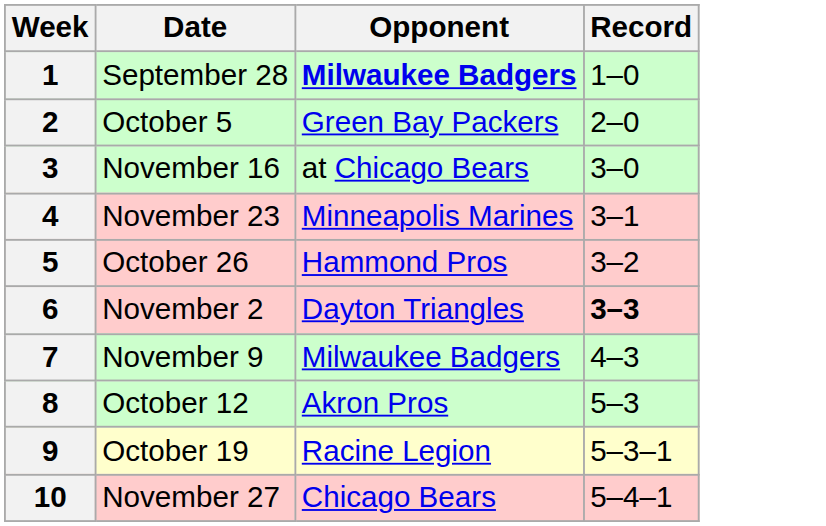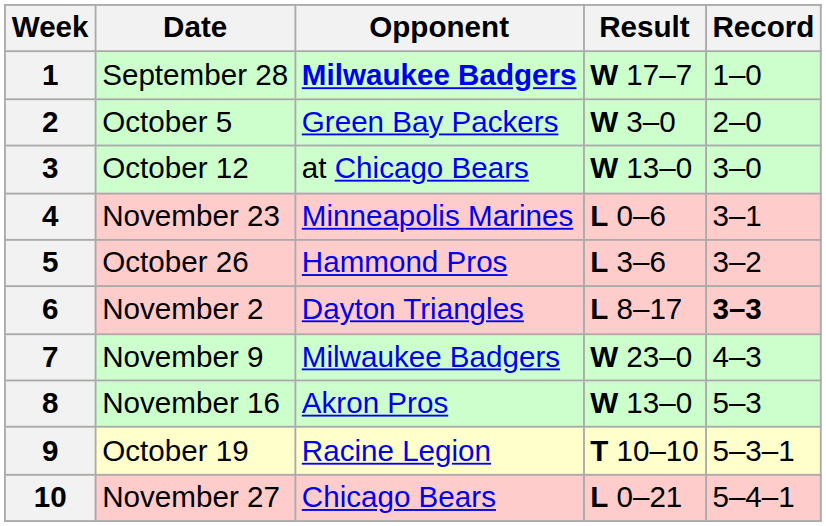+ column: (644, 27)
(191, 168) November 16 -> (175, 168) October 12
(175, 403) October 12 -> (191, 403) November 16
